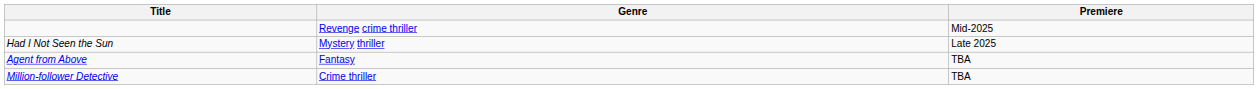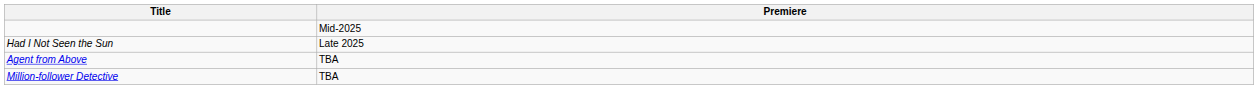- column: (633, 12)
